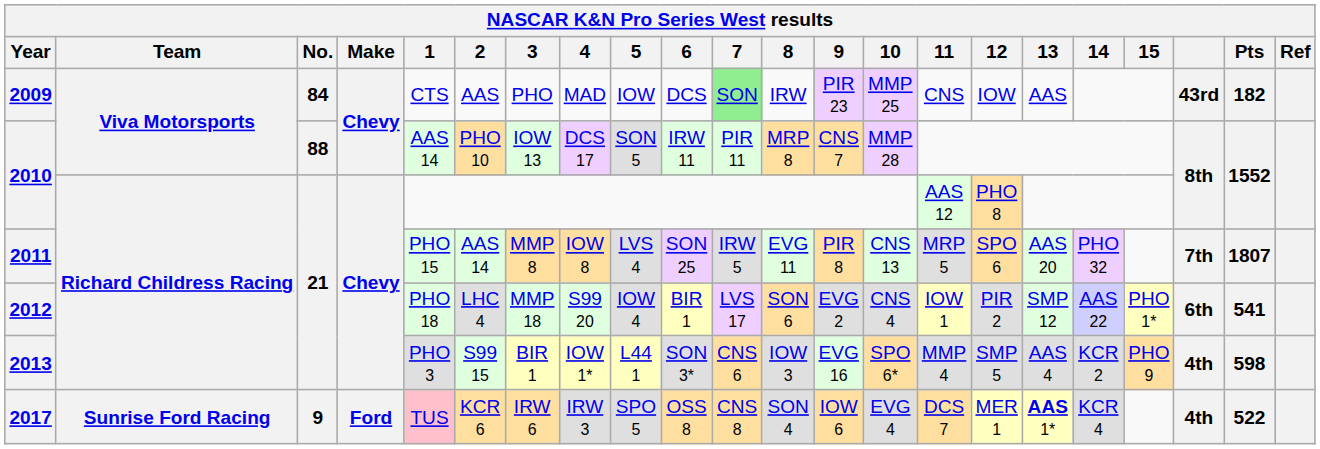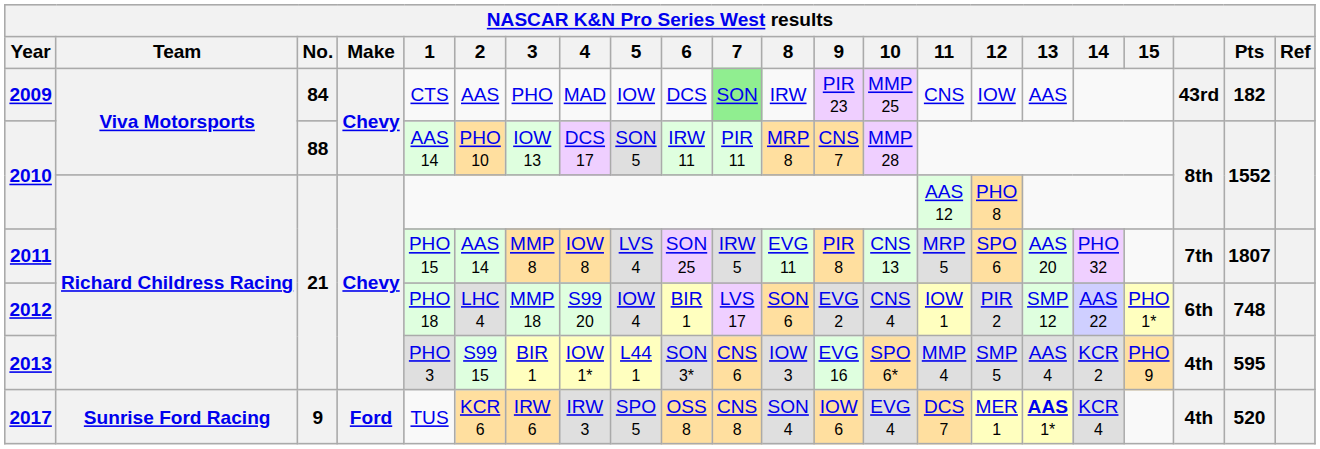(1249, 309) 541 -> (1249, 309) 748
(1249, 363) 598 -> (1249, 363) 595
(430, 417) pink background -> (430, 417) no background
(1249, 417) 522 -> (1249, 417) 520
